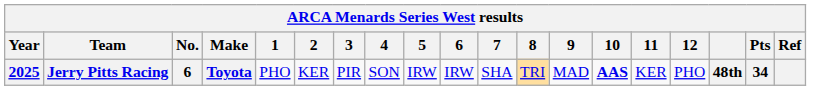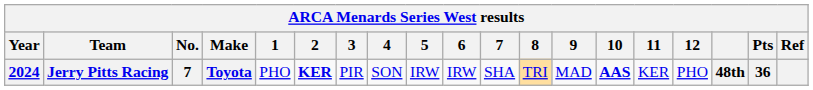(24, 72) 2025 -> (24, 72) 2024
(187, 72) 6 -> (187, 72) 7
(314, 72) normal -> (315, 72) bold
(760, 72) 34 -> (763, 72) 36
